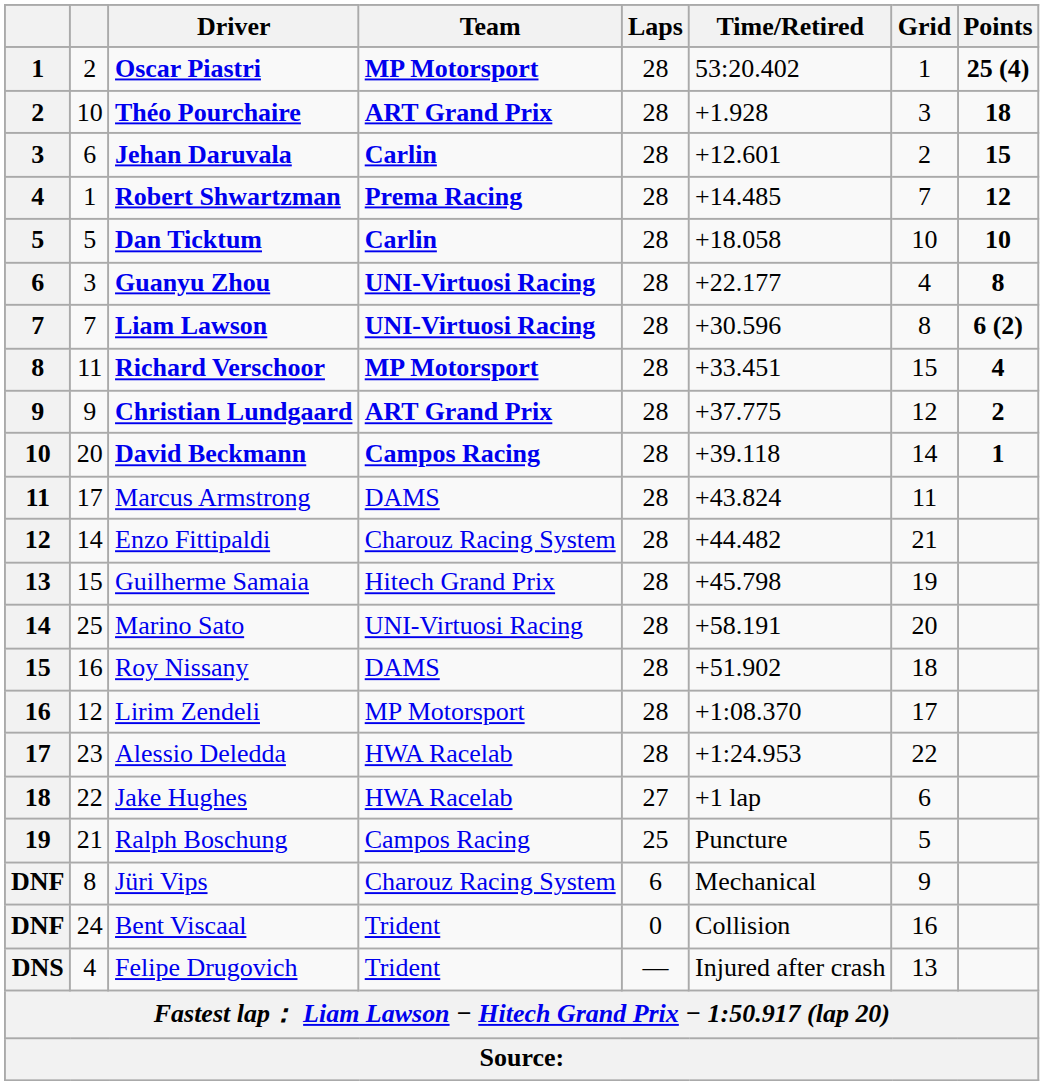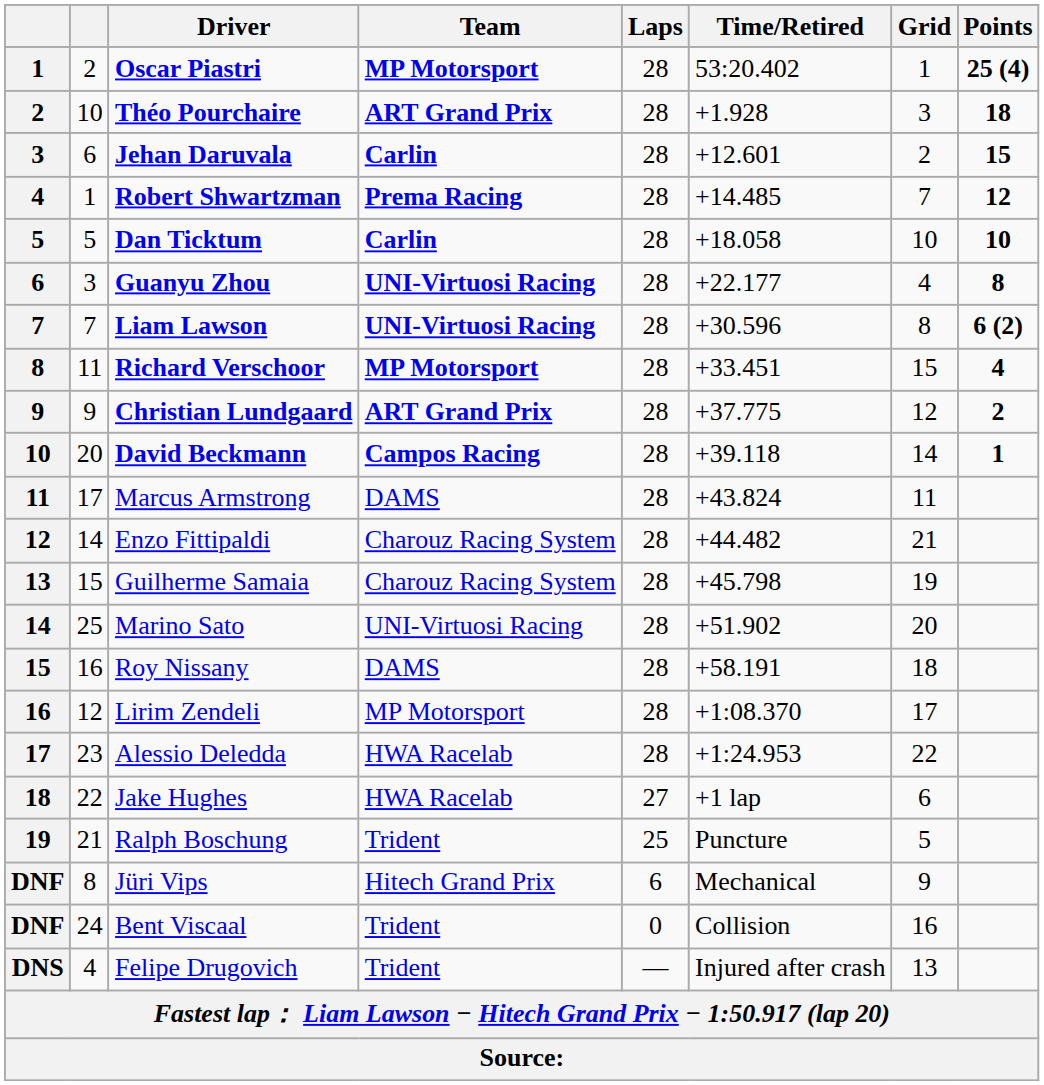(460, 582) Hitech Grand Prix -> (490, 582) Charouz Racing System
(738, 625) +58.191 -> (738, 625) +51.902
(738, 668) +51.902 -> (738, 668) +58.191
(447, 839) Campos Racing -> (402, 839) Trident
(490, 882) Charouz Racing System -> (460, 882) Hitech Grand Prix
